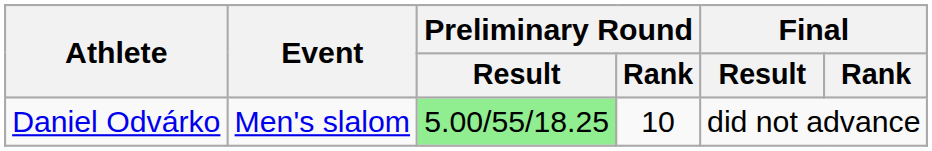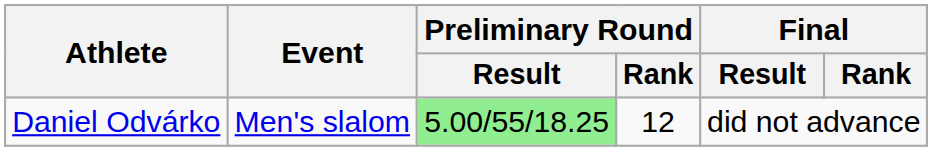(658, 122) 10 -> (658, 122) 12
